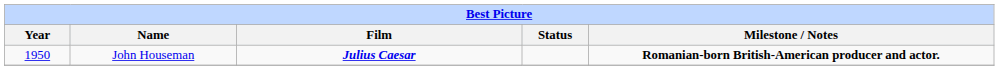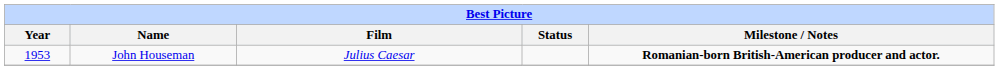(37, 55) 1950 -> (37, 55) 1953
(379, 55) bold -> (379, 55) normal
